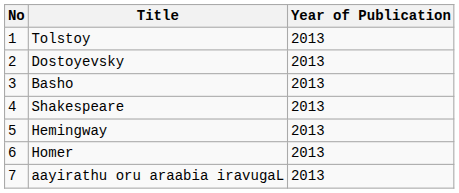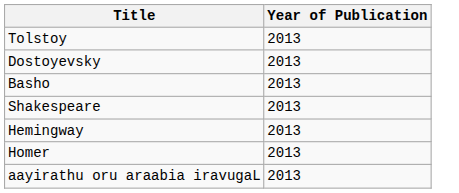- column: (16, 16)
